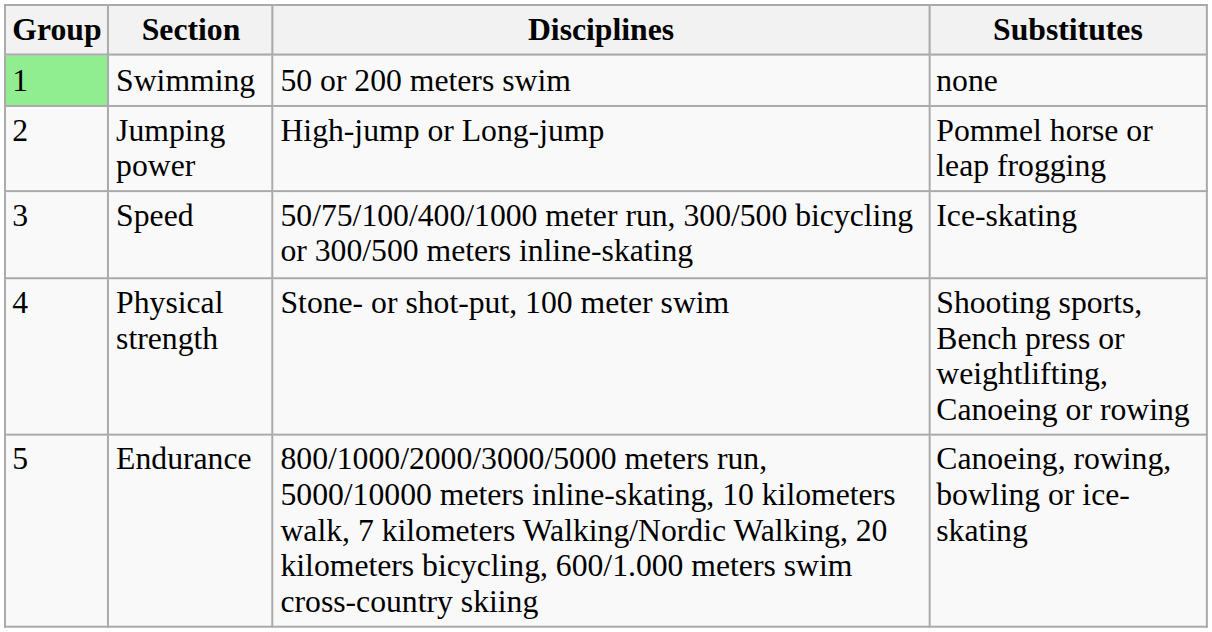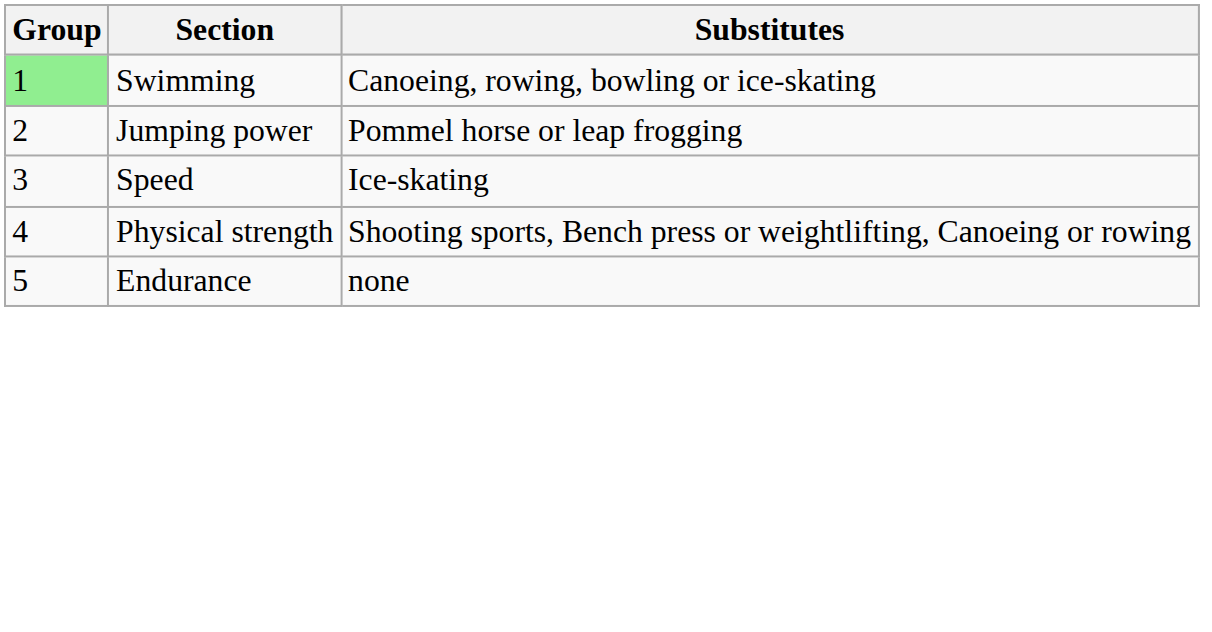- column: (601, 29)
(967, 79) none -> (612, 79) Canoeing, rowing, bowling or ice-skating
(1054, 494) Canoeing, rowing, bowling or ice-skating -> (379, 280) none
